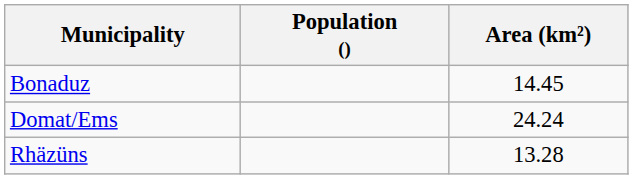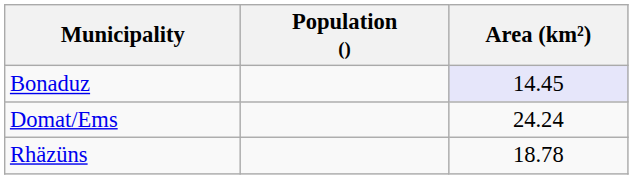(538, 83) no background -> (538, 83) lavender background
(538, 155) 13.28 -> (538, 155) 18.78
